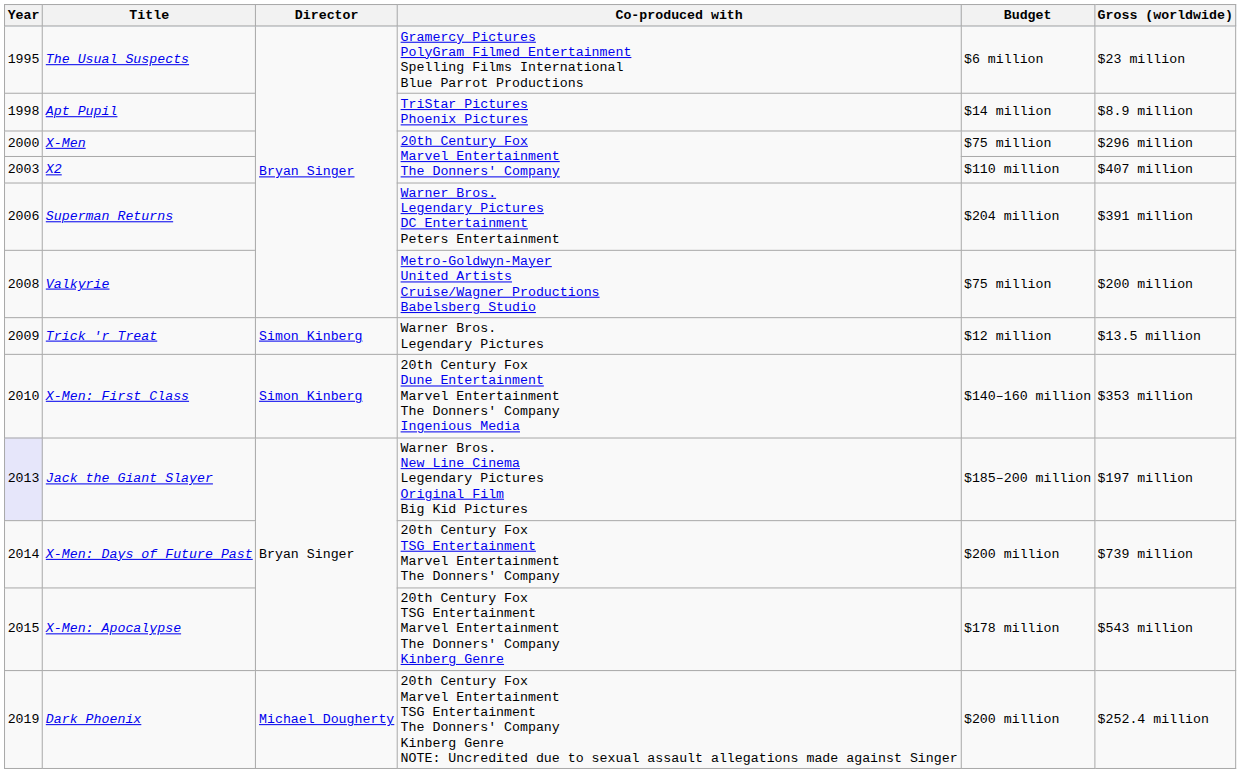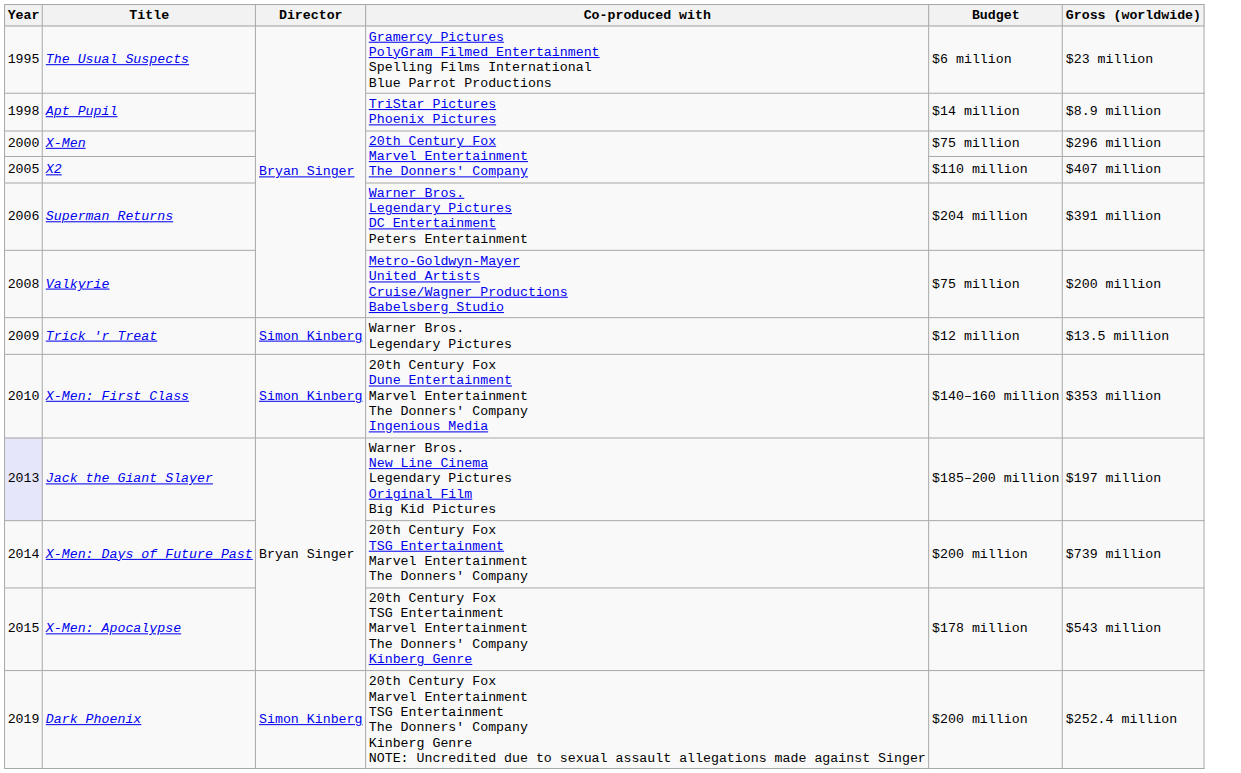(24, 170) 2003 -> (24, 170) 2005
(327, 720) Michael Dougherty -> (311, 720) Simon Kinberg
